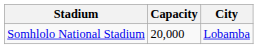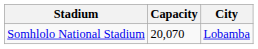(167, 33) 20,000 -> (167, 33) 20,070
